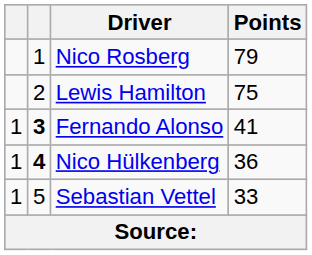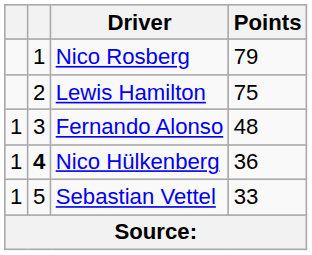(39, 127) bold -> (39, 127) normal
(246, 127) 41 -> (246, 127) 48
